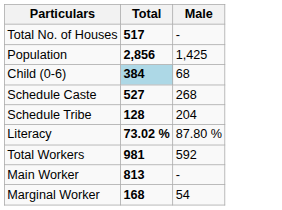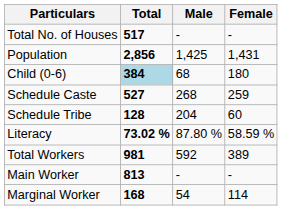+ column: (251, 14)
